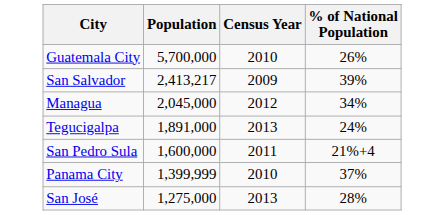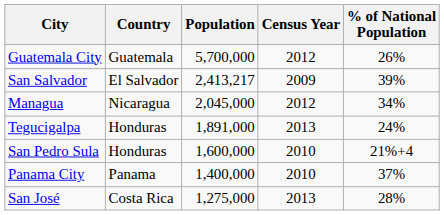+ column: (144, 24)
(262, 56) 2010 -> (301, 56) 2012
(262, 151) 2011 -> (301, 151) 2010
(187, 174) 1,399,999 -> (225, 174) 1,400,000
